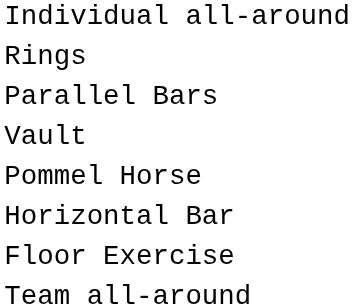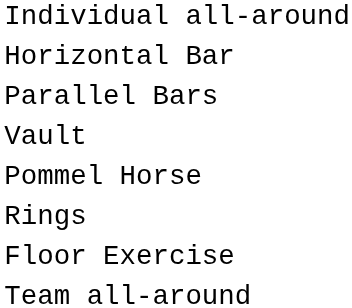rows swapped: (120, 217) <-> (45, 56)
